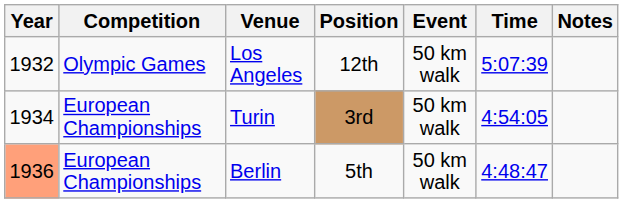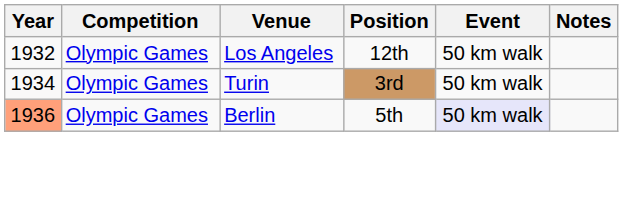- column: (515, 21)
(132, 118) European Championships -> (137, 84) Olympic Games
(132, 171) European Championships -> (137, 116) Olympic Games
(440, 171) no background -> (493, 116) lavender background
